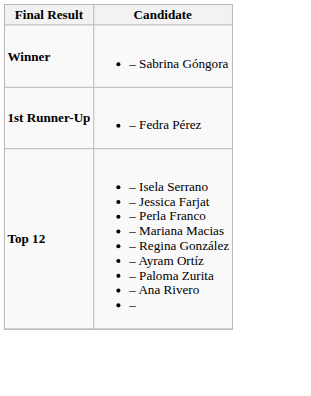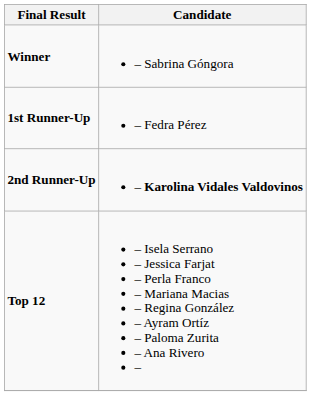+ row: (51, 179)
